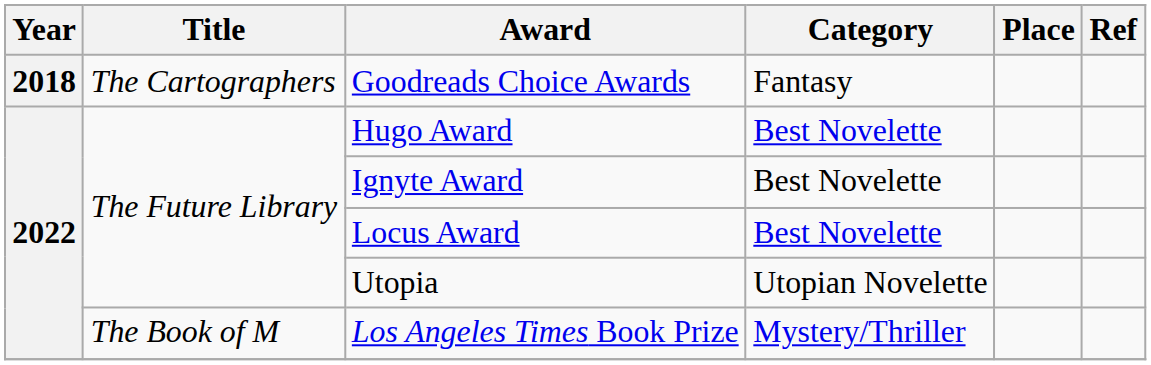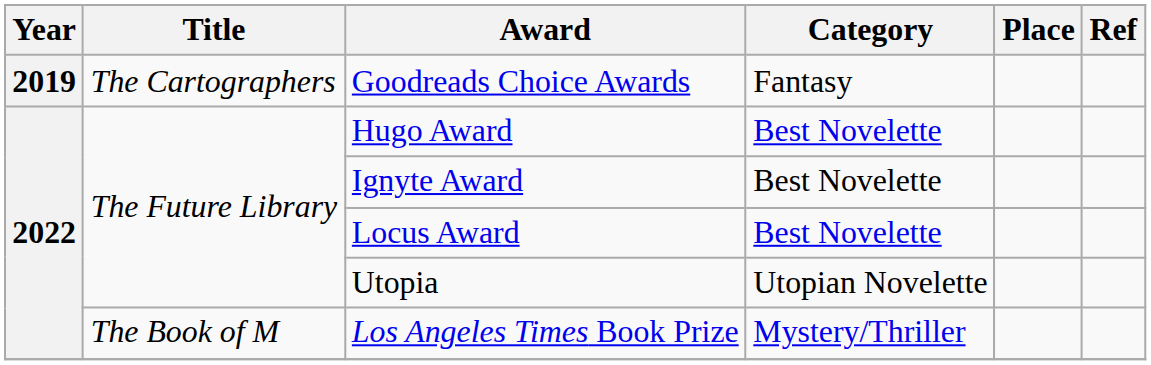(44, 80) 2018 -> (44, 80) 2019
